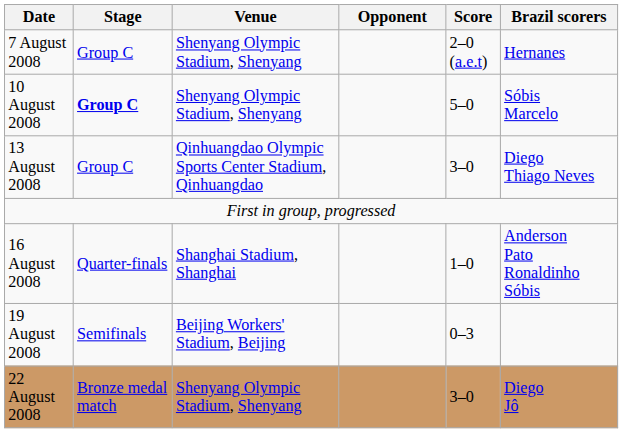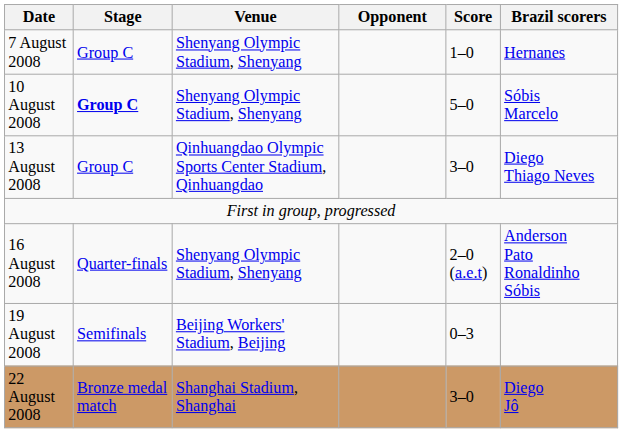(468, 52) 2–0 (a.e.t) -> (462, 52) 1–0
(237, 263) Shanghai Stadium, Shanghai -> (239, 263) Shenyang Olympic Stadium, Shenyang
(462, 263) 1–0 -> (468, 263) 2–0 (a.e.t)
(239, 396) Shenyang Olympic Stadium, Shenyang -> (237, 396) Shanghai Stadium, Shanghai
